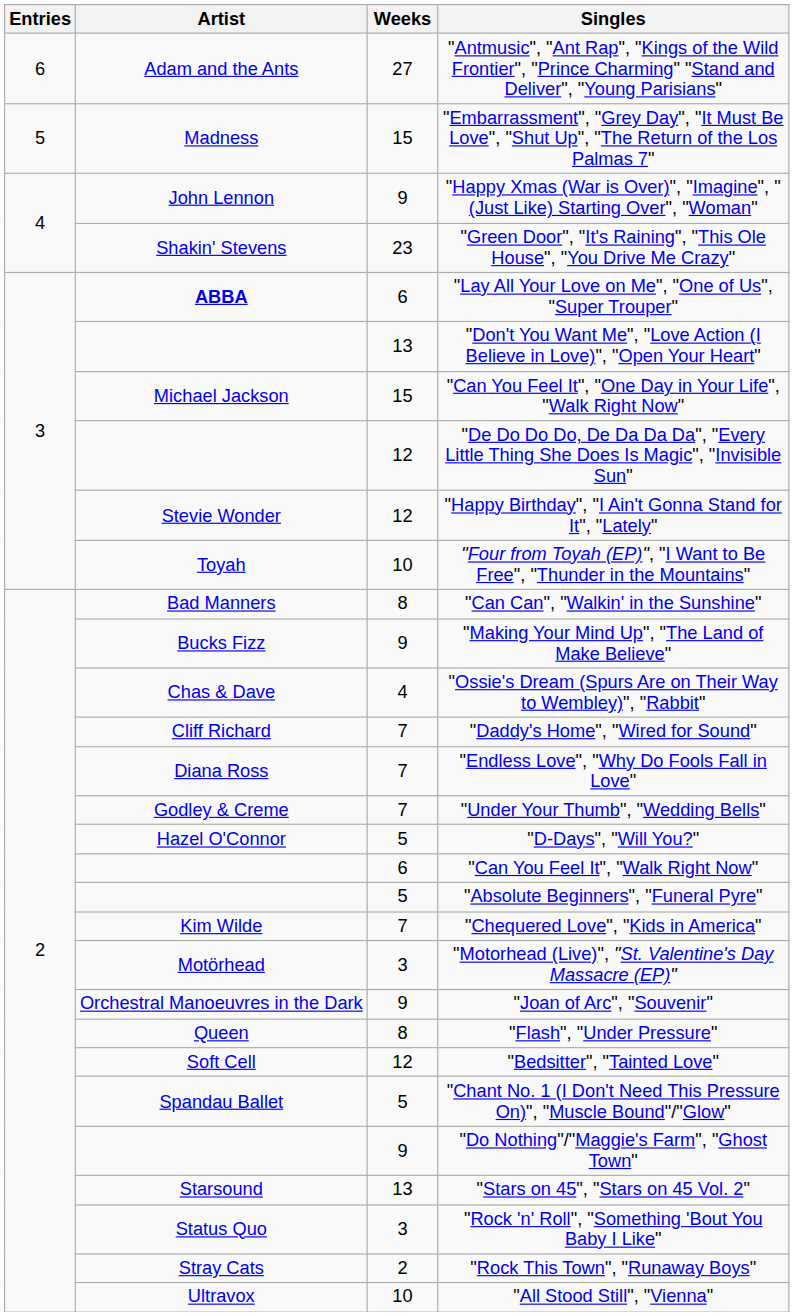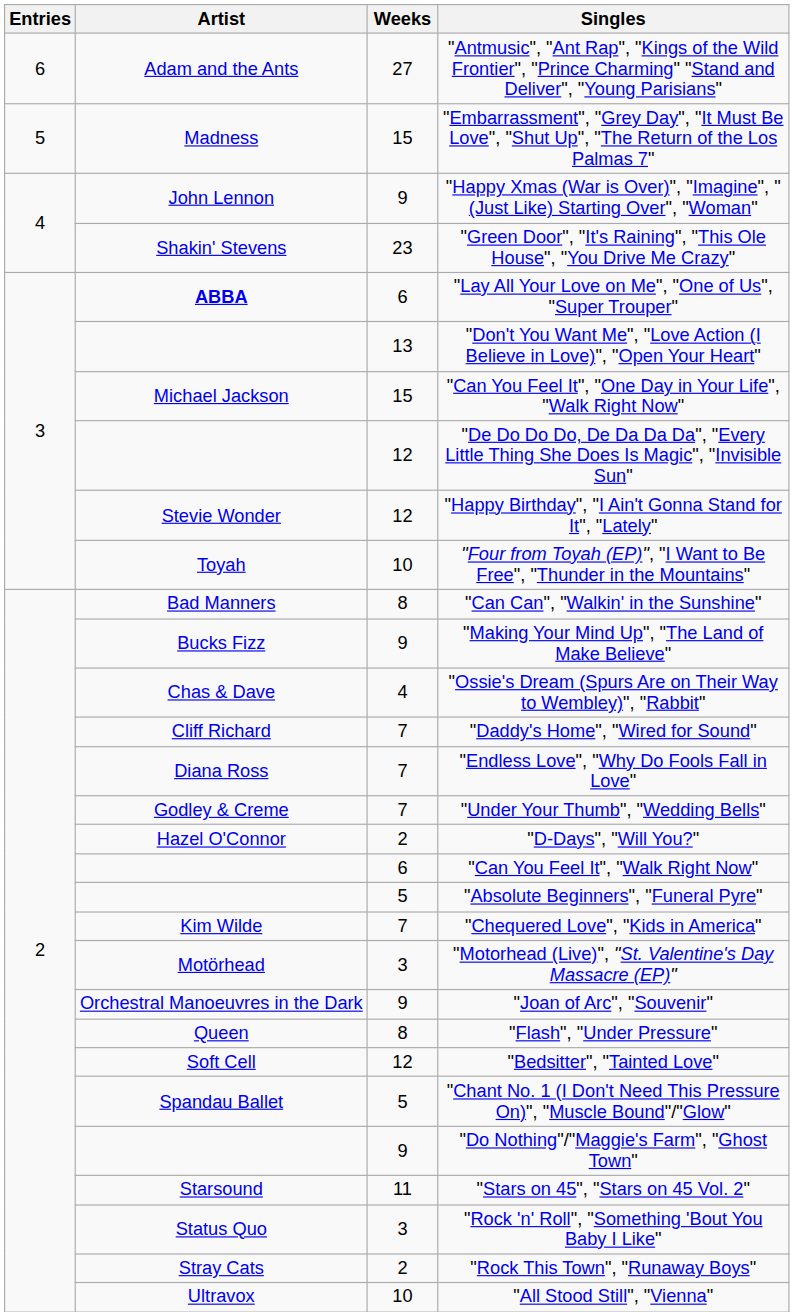(402, 839) 5 -> (402, 839) 2
(402, 1189) 13 -> (402, 1189) 11
